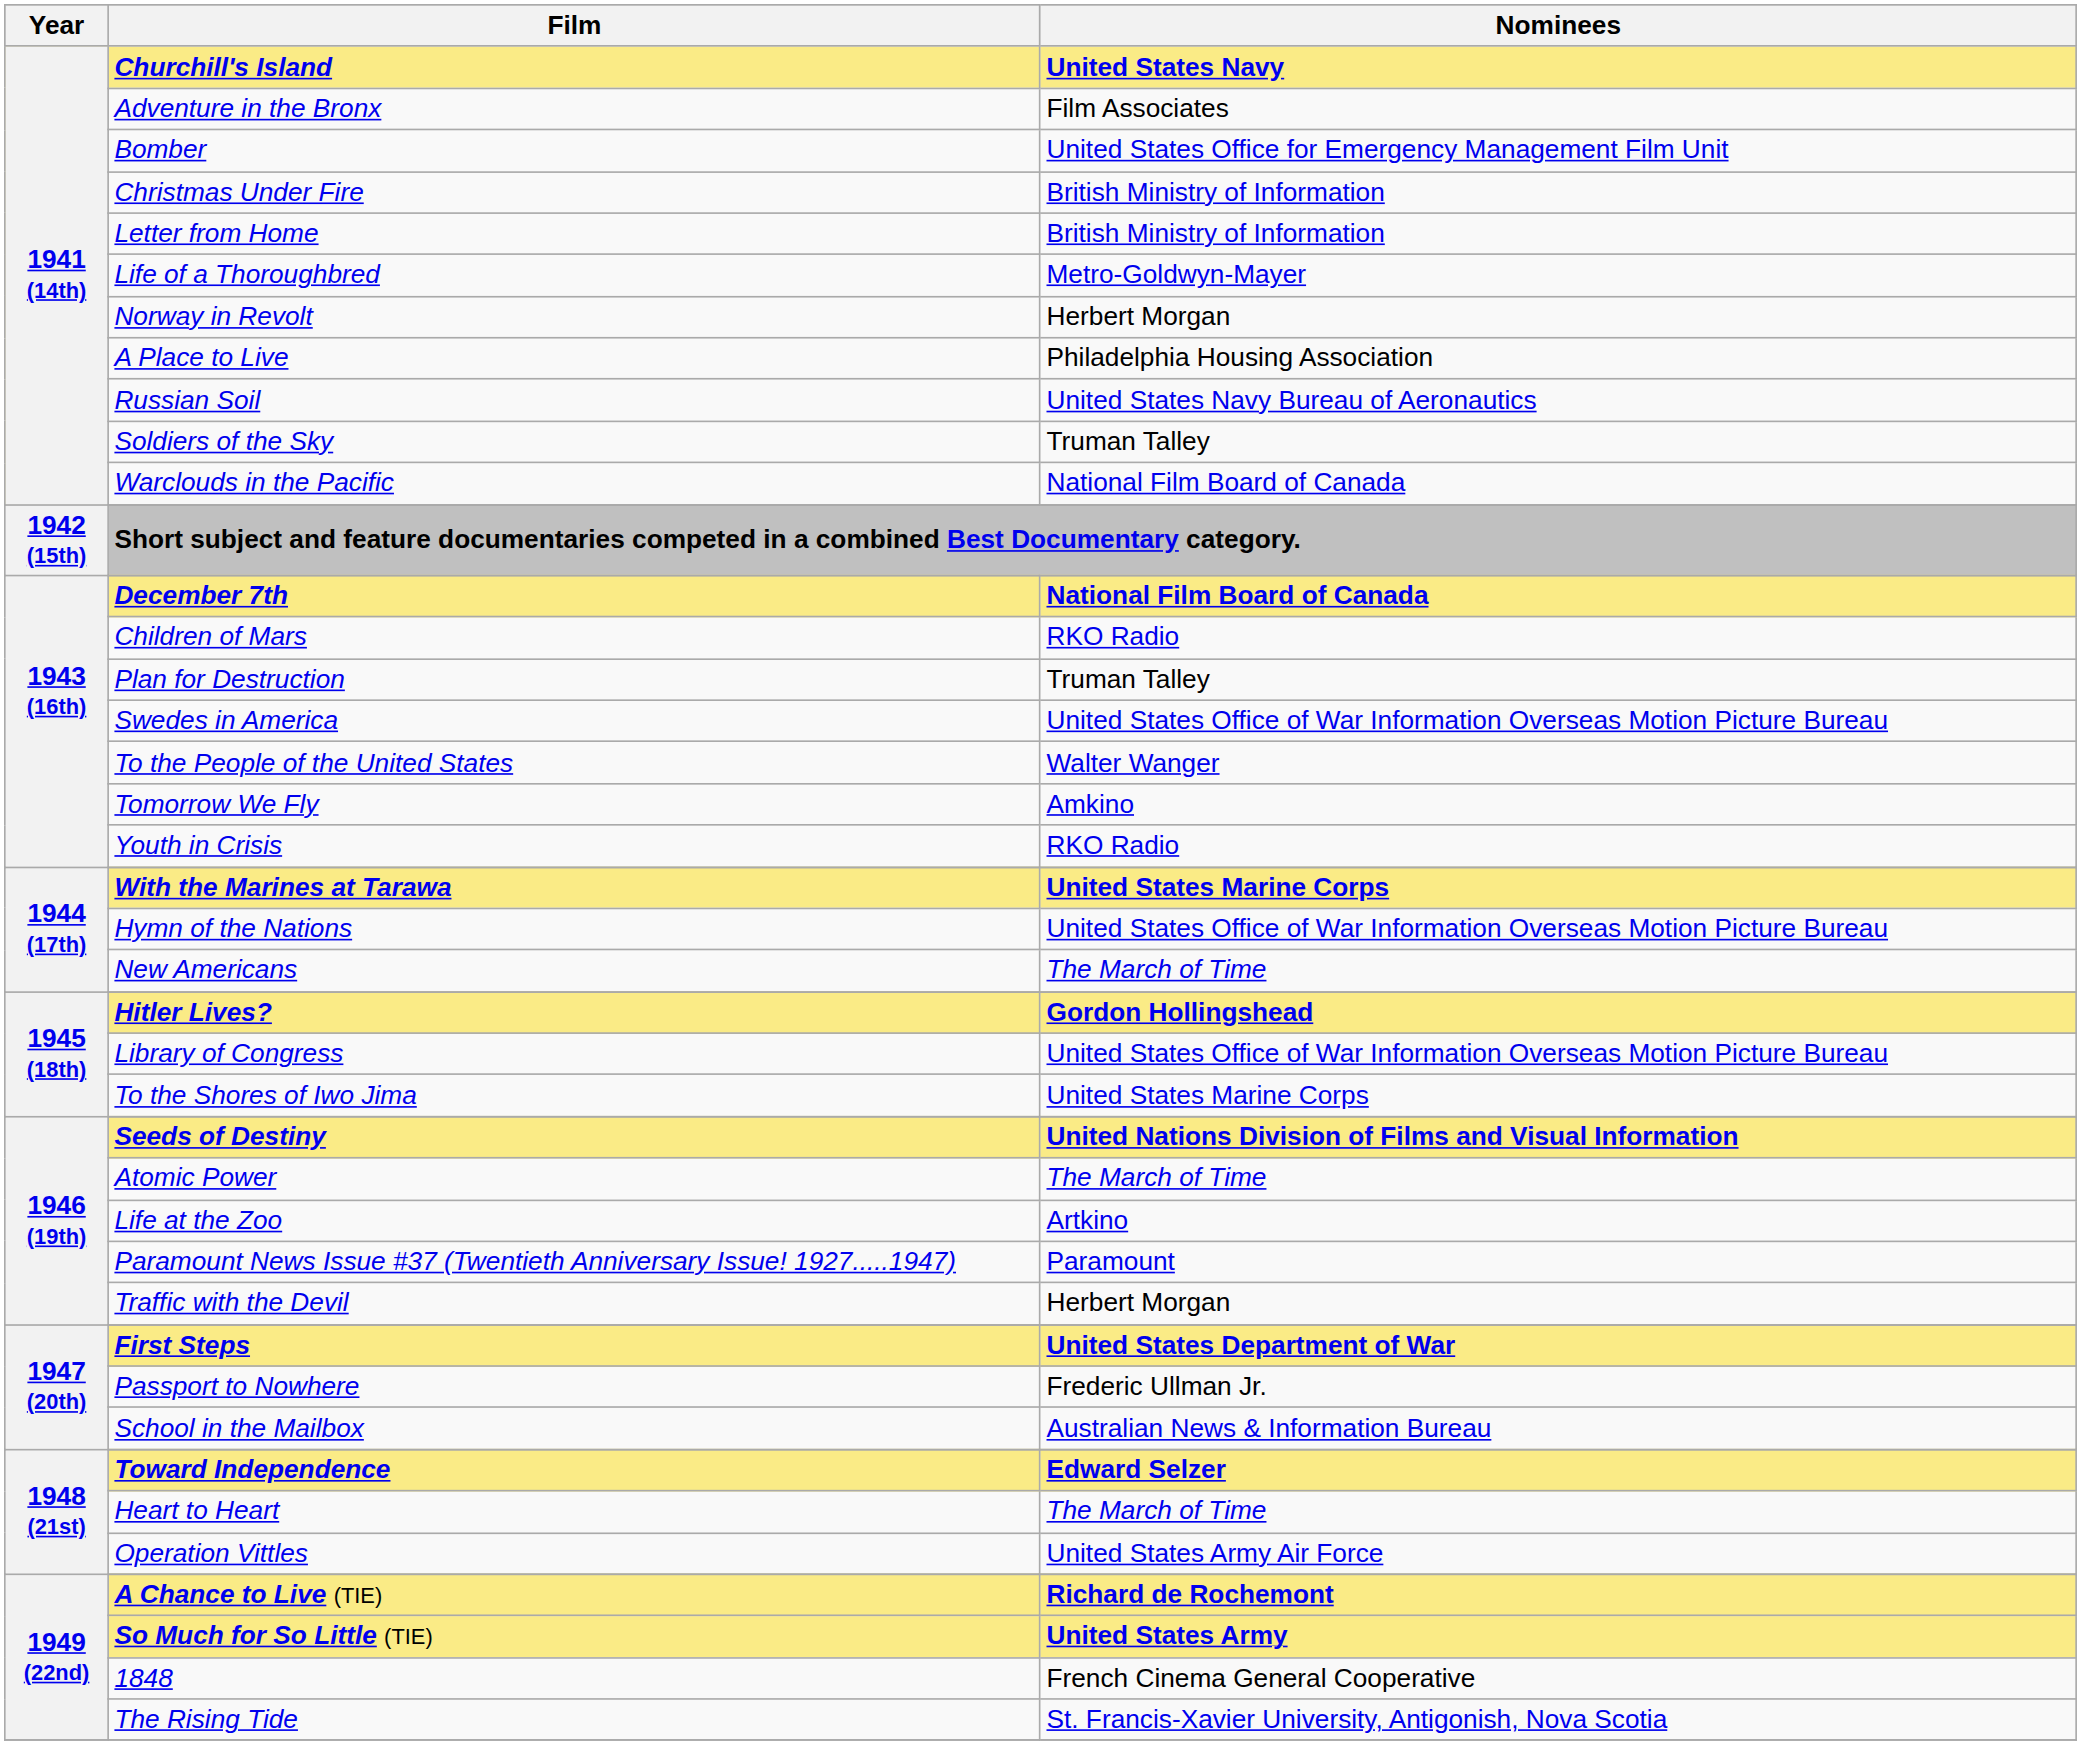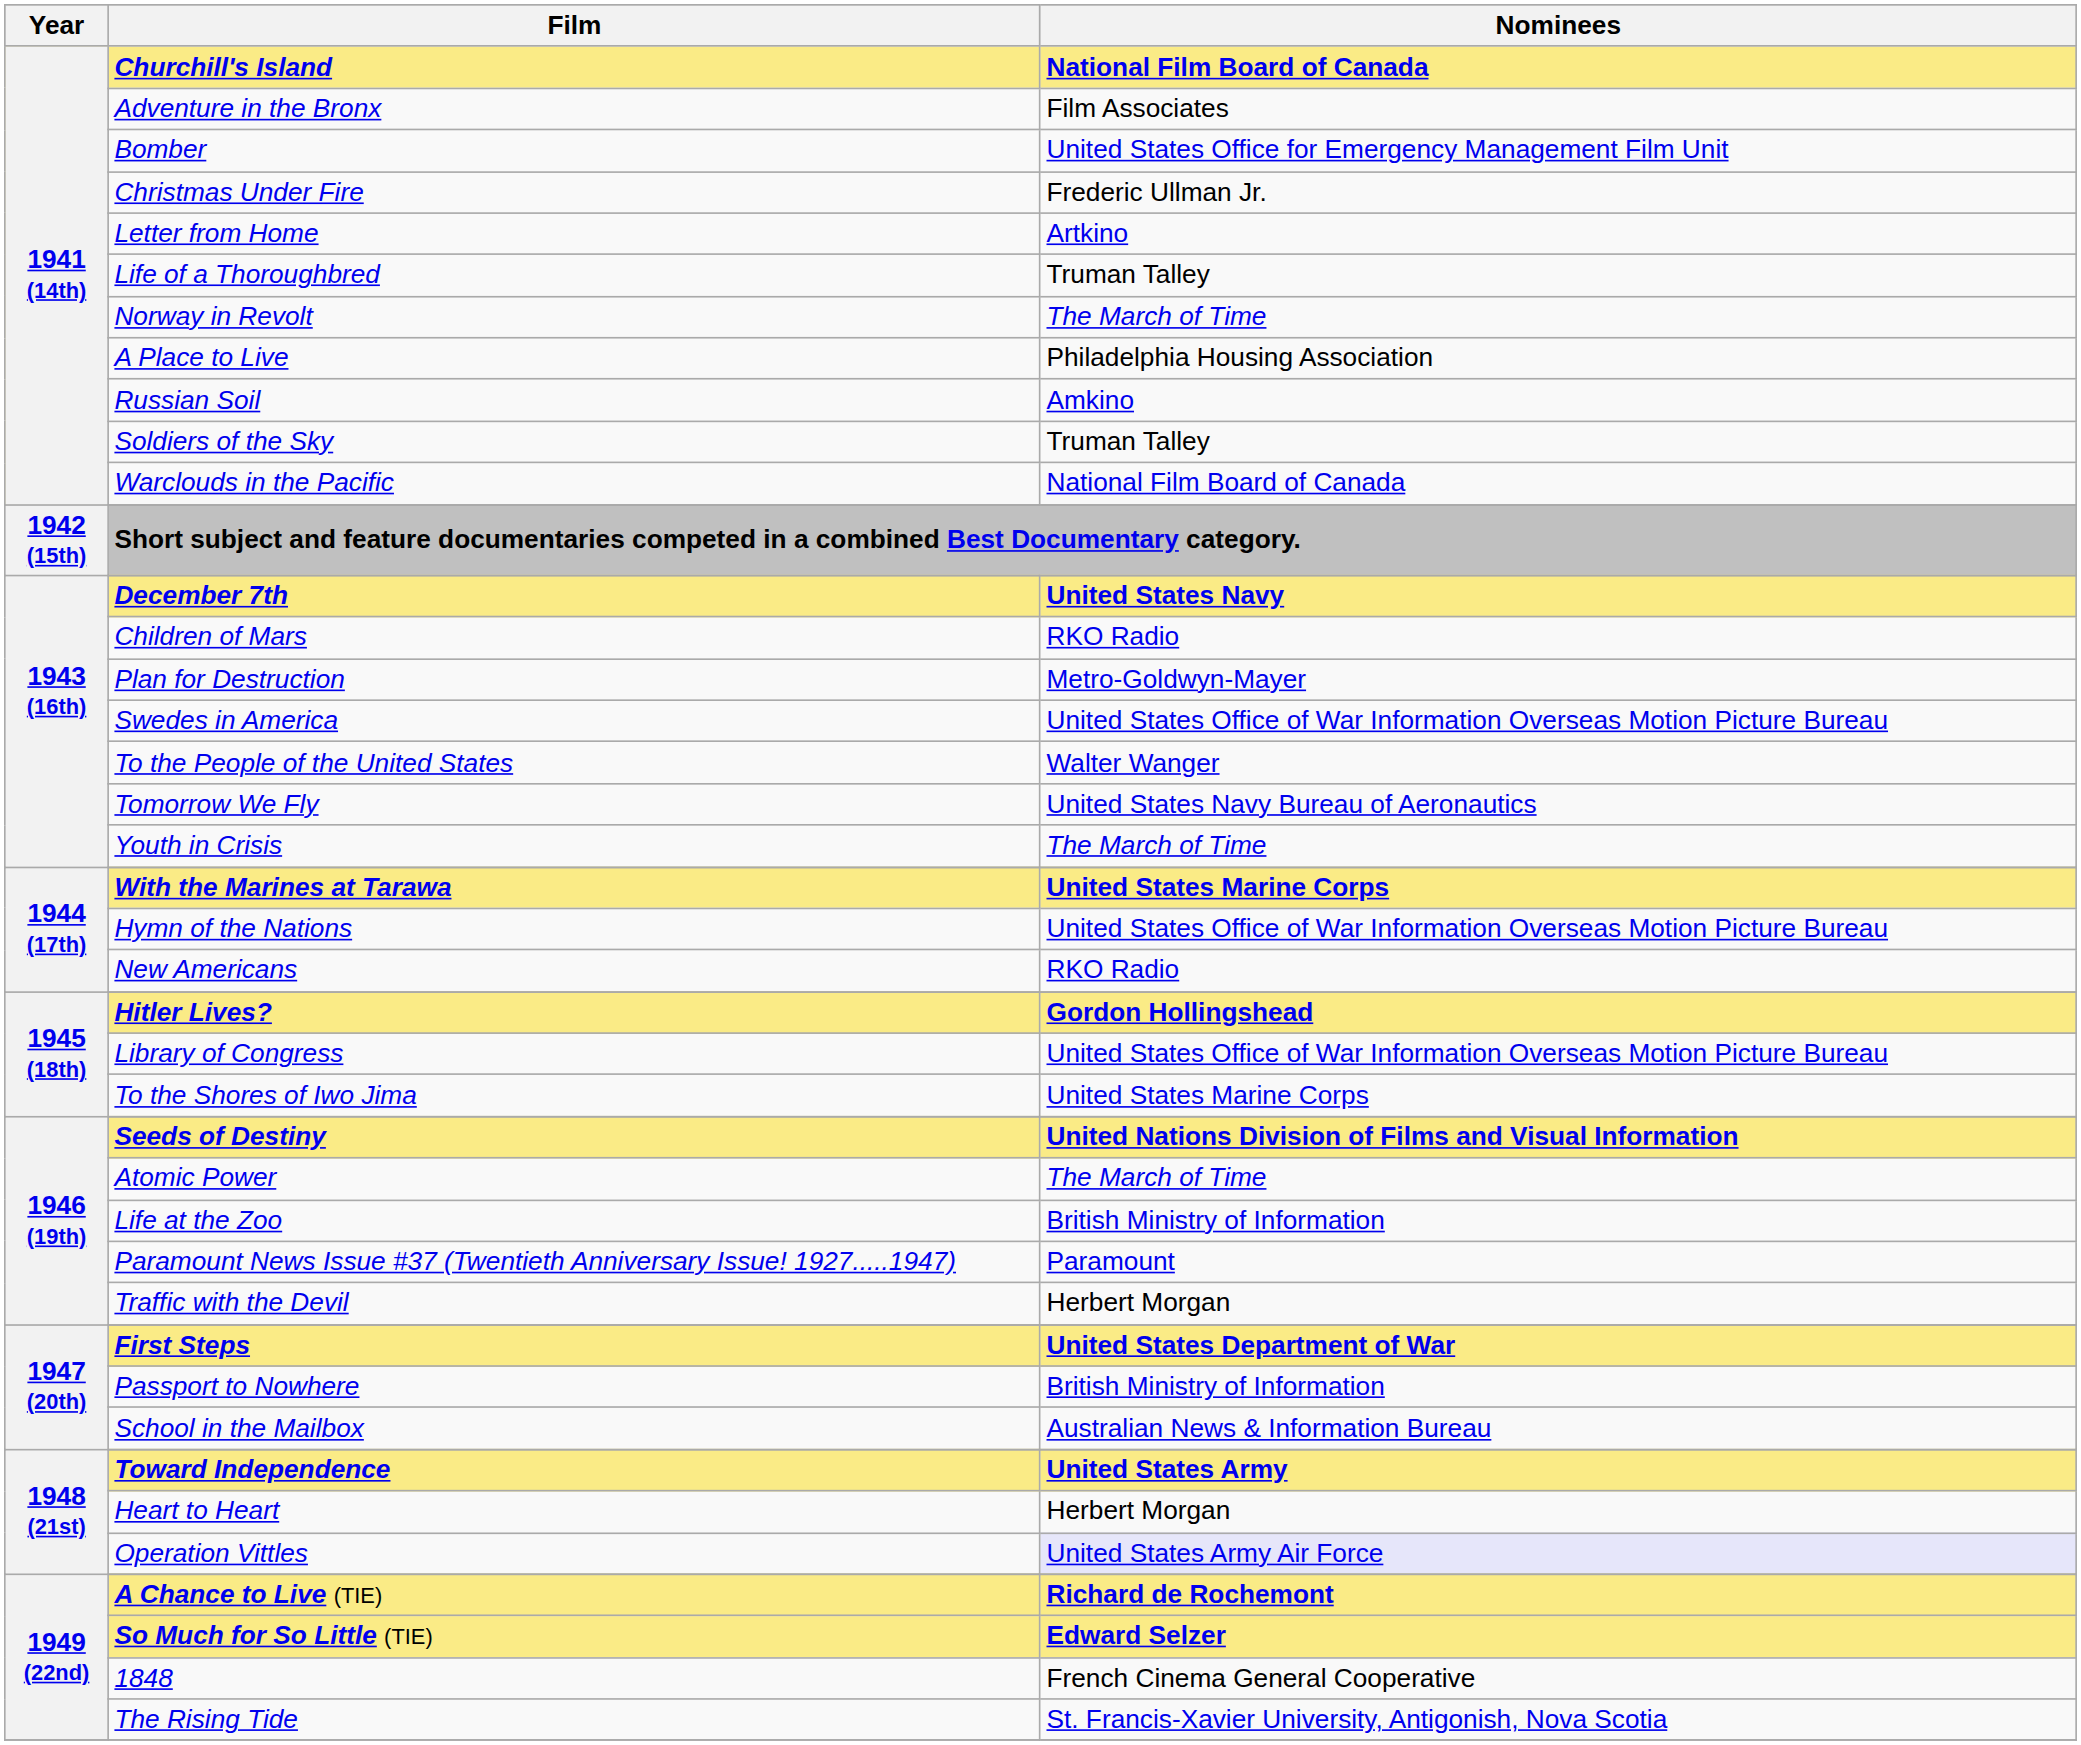(1165, 66) United States Navy -> (1237, 66) National Film Board of Canada
(1216, 191) British Ministry of Information -> (1157, 191) Frederic Ullman Jr.
(1216, 233) British Ministry of Information -> (1087, 233) Artkino
(1176, 274) Metro-Goldwyn-Mayer -> (1128, 274) Truman Talley
(1138, 316) Herbert Morgan -> (1156, 316) The March of Time
(1292, 399) United States Navy Bureau of Aeronautics -> (1090, 399) Amkino
(1237, 595) National Film Board of Canada -> (1165, 595) United States Navy
(1128, 679) Truman Talley -> (1176, 679) Metro-Goldwyn-Mayer
(1090, 803) Amkino -> (1292, 803) United States Navy Bureau of Aeronautics
(1113, 845) RKO Radio -> (1156, 845) The March of Time
(1156, 970) The March of Time -> (1113, 970) RKO Radio
(1087, 1220) Artkino -> (1216, 1220) British Ministry of Information
(1157, 1386) Frederic Ullman Jr. -> (1216, 1386) British Ministry of Information
(1136, 1469) Edward Selzer -> (1167, 1469) United States Army
(1156, 1511) The March of Time -> (1138, 1511) Herbert Morgan
(1215, 1552) no background -> (1215, 1552) lavender background
(1167, 1636) United States Army -> (1136, 1636) Edward Selzer
